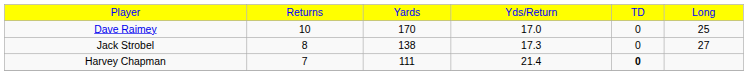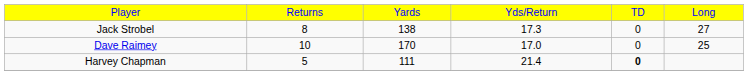rows swapped: (125, 29) <-> (125, 45)
(305, 62) 7 -> (305, 62) 5
